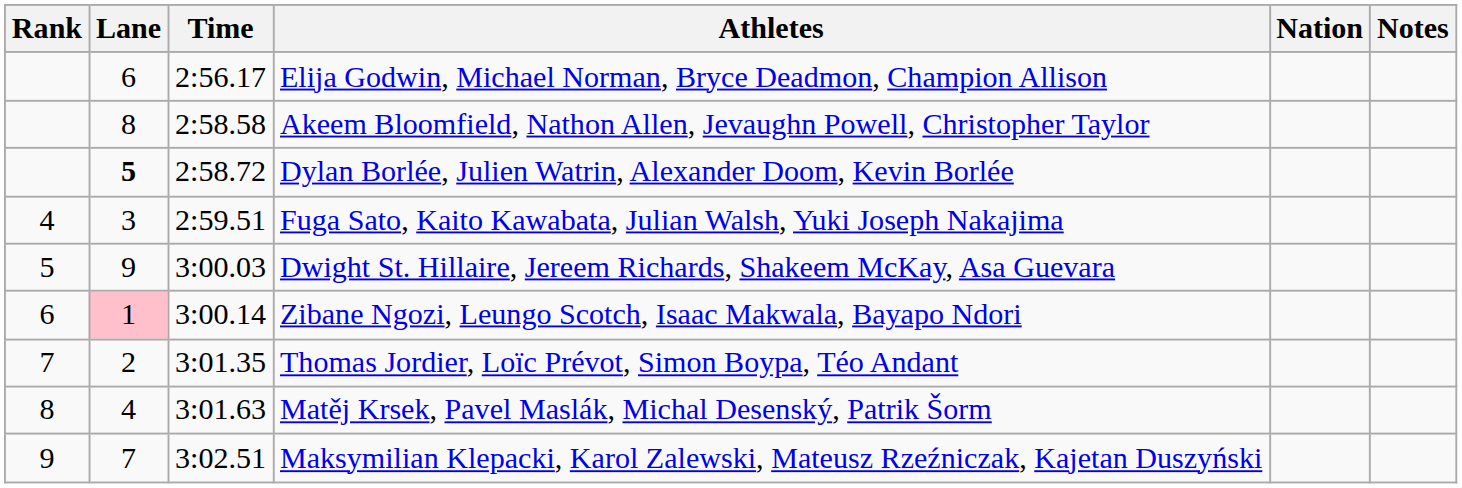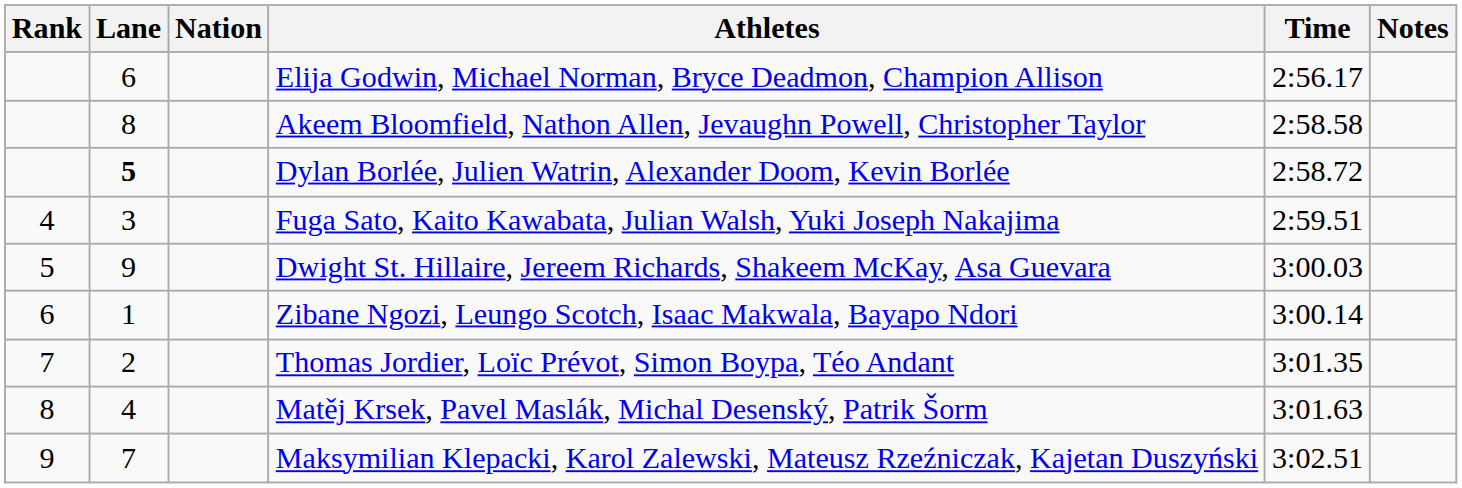columns swapped: (1320, 28) <-> (221, 28)
(129, 314) pink background -> (129, 314) no background
